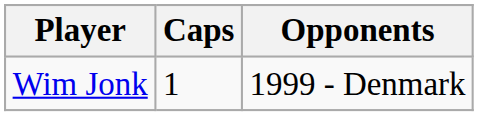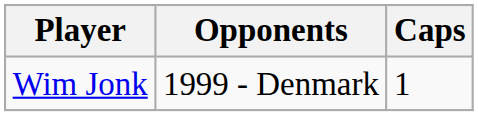columns swapped: (199, 30) <-> (358, 30)
